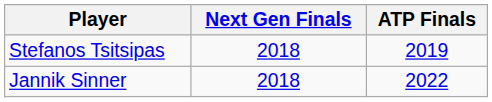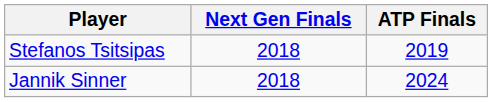(427, 81) 2022 -> (427, 81) 2024
